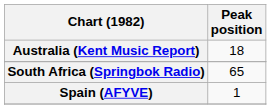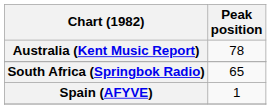(237, 51) 18 -> (237, 51) 78
